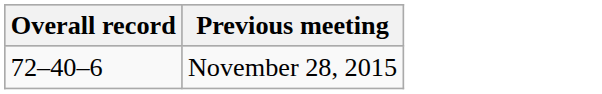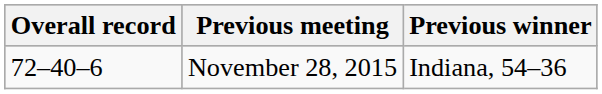+ column: (500, 25)
